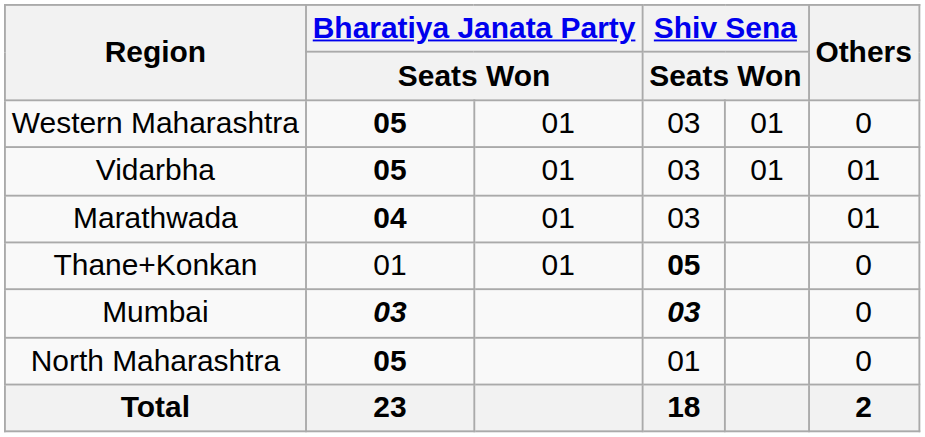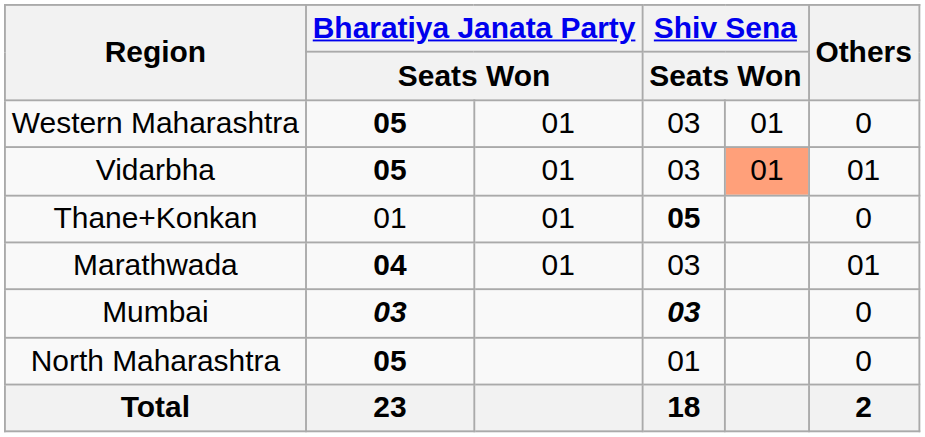(767, 170) no background -> (767, 170) lightsalmon background
rows swapped: (155, 218) <-> (155, 265)
